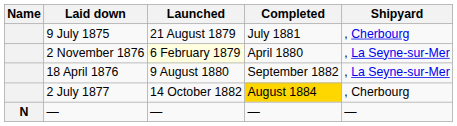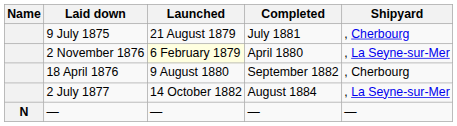(397, 72) , La Seyne-sur-Mer -> (377, 72) , Cherbourg
(282, 92) gold background -> (282, 92) no background
(377, 92) , Cherbourg -> (397, 92) , La Seyne-sur-Mer
